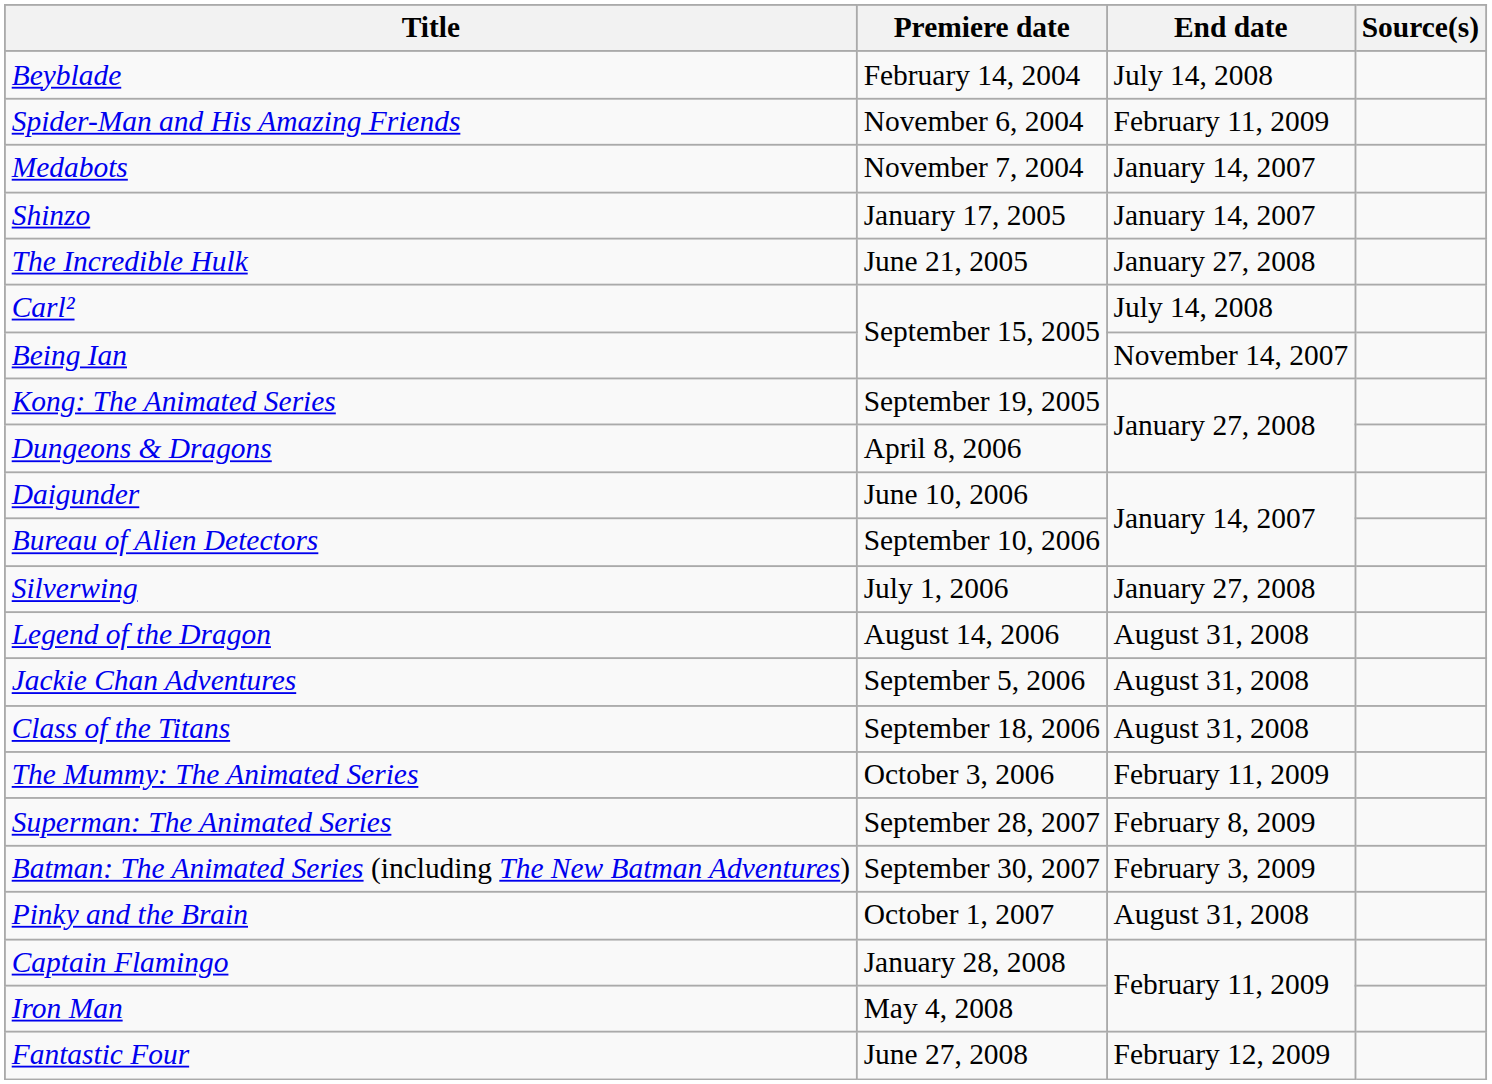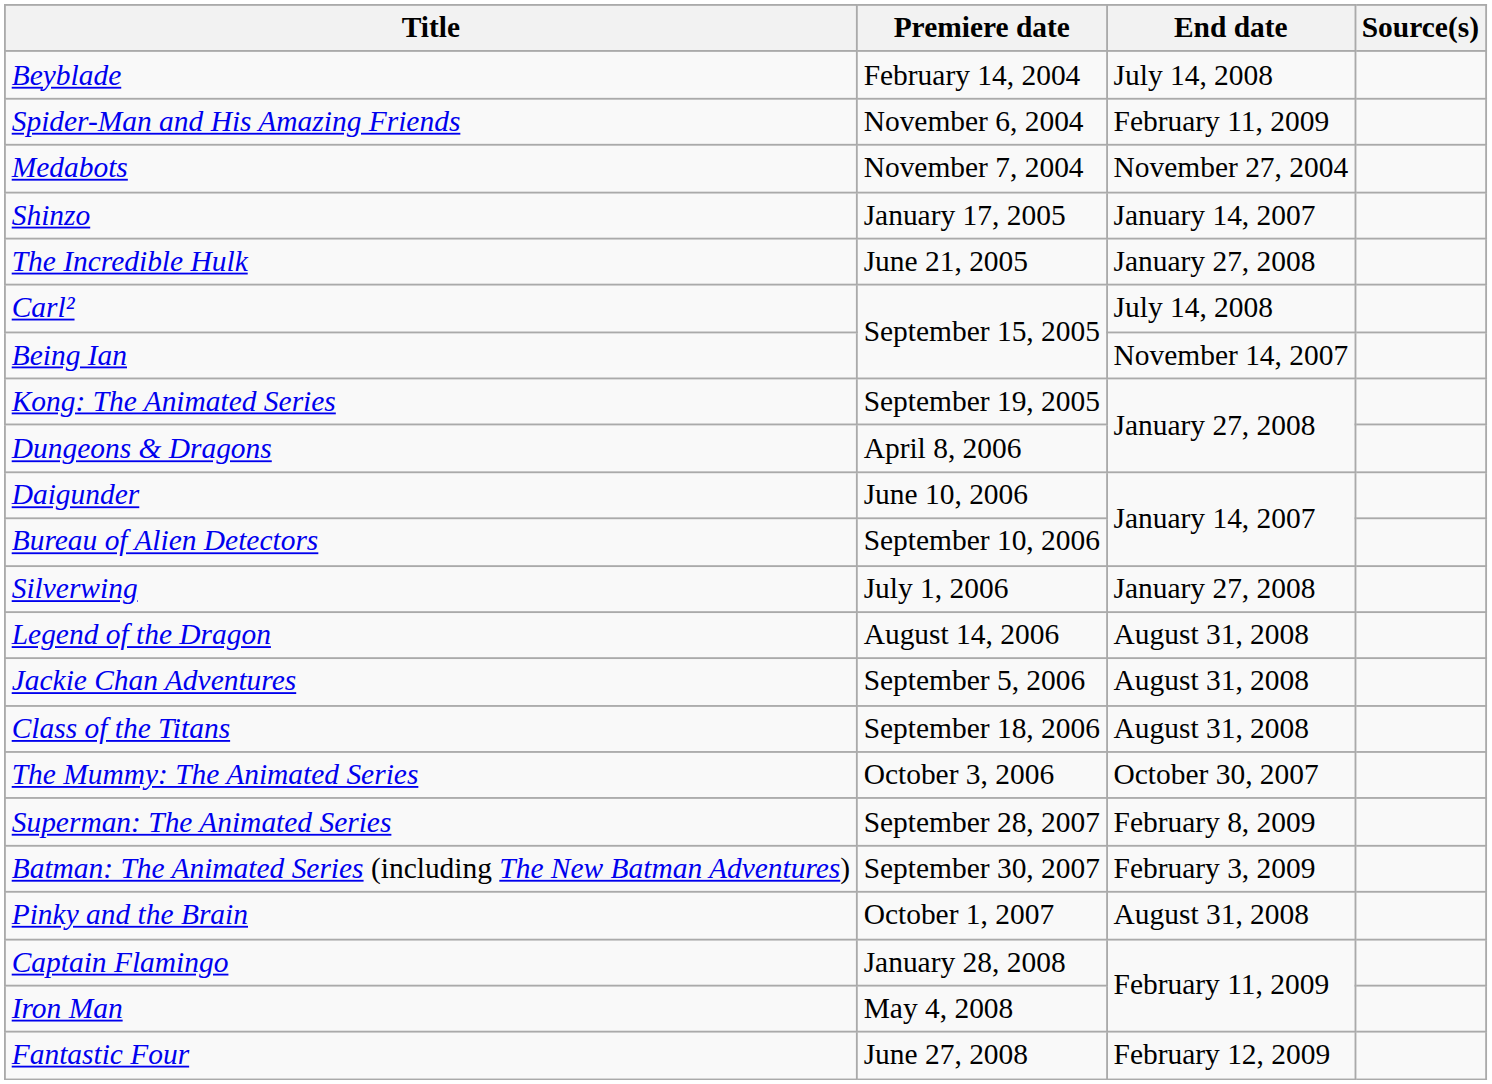(1215, 167) January 14, 2007 -> (1231, 167) November 27, 2004
(1221, 774) February 11, 2009 -> (1216, 774) October 30, 2007
